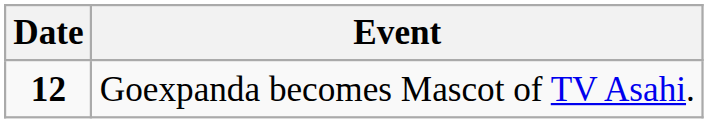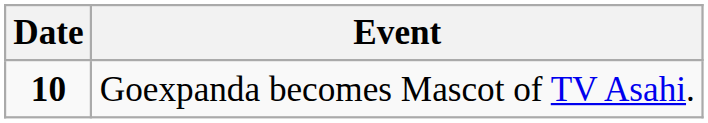(48, 88) 12 -> (48, 88) 10
